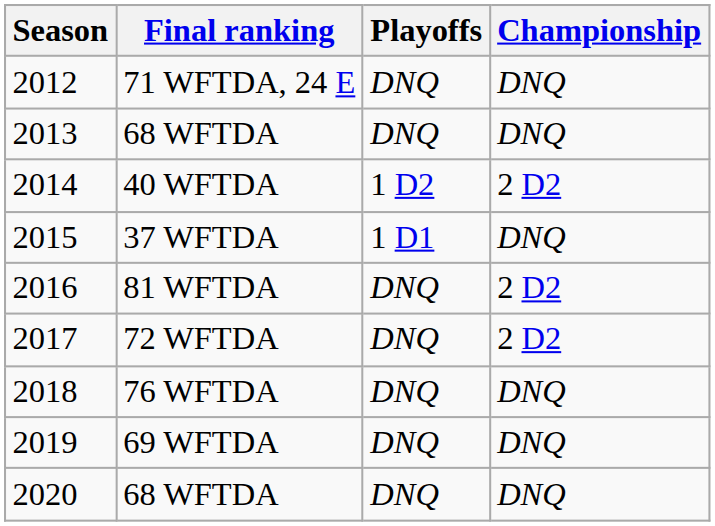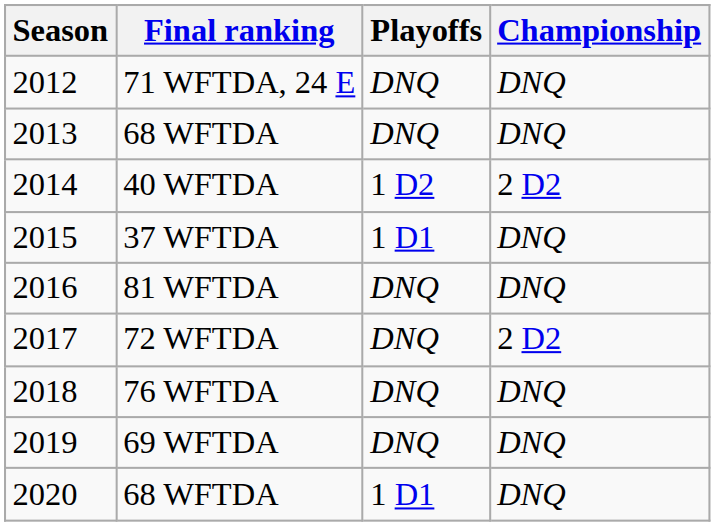(529, 287) 2 D2 -> (531, 287) DNQ
(405, 493) DNQ -> (402, 493) 1 D1
